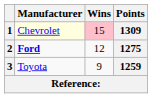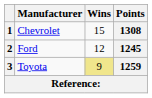(39, 30) lightyellow background -> (39, 30) no background
(99, 30) pink background -> (99, 30) no background
(130, 30) 1309 -> (130, 30) 1308
(29, 48) bold -> (28, 48) normal
(130, 48) 1275 -> (130, 48) 1245
(99, 66) no background -> (99, 66) khaki background
